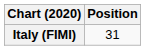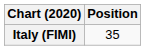(112, 34) 31 -> (112, 34) 35
